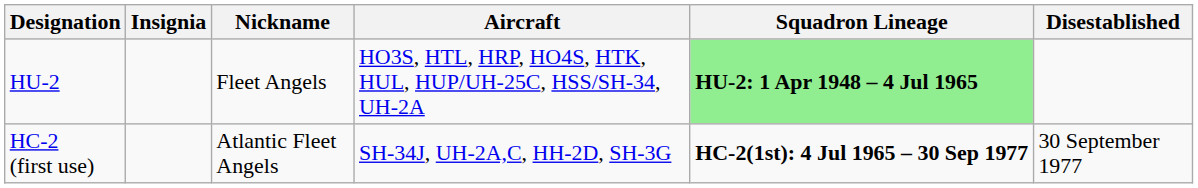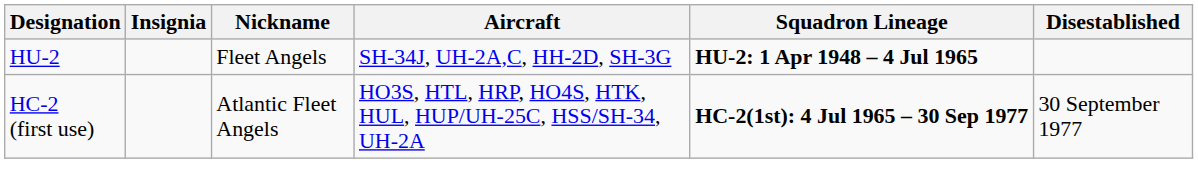(510, 81) HO3S, HTL, HRP, HO4S, HTK, HUL, HUP/UH-25C, HSS/SH-34, UH-2A -> (515, 56) SH-34J, UH-2A,C, HH-2D, SH-3G
(837, 81) lightgreen background -> (837, 56) no background
(515, 153) SH-34J, UH-2A,C, HH-2D, SH-3G -> (510, 116) HO3S, HTL, HRP, HO4S, HTK, HUL, HUP/UH-25C, HSS/SH-34, UH-2A
